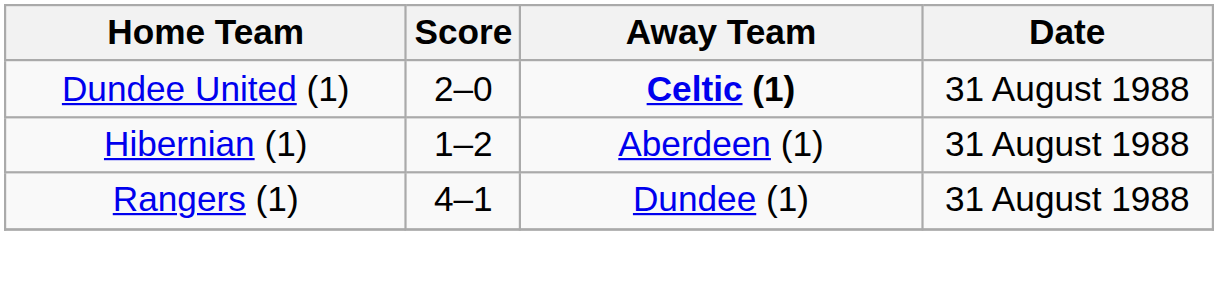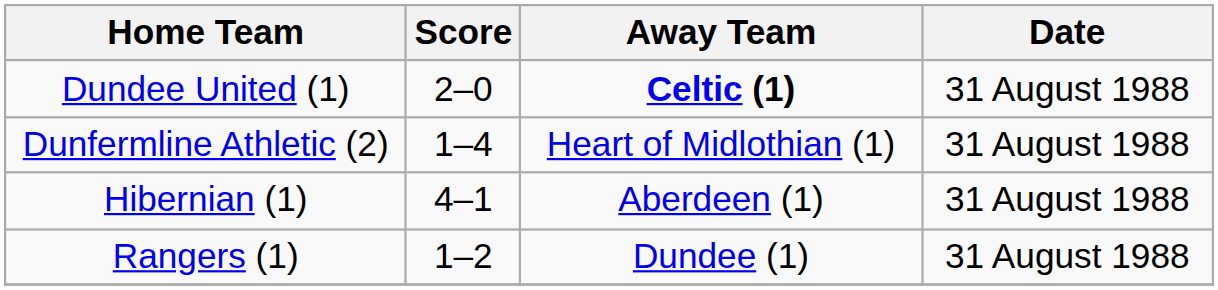+ row: (206, 144)
(463, 144) 1–2 -> (463, 199) 4–1
(463, 199) 4–1 -> (463, 255) 1–2
